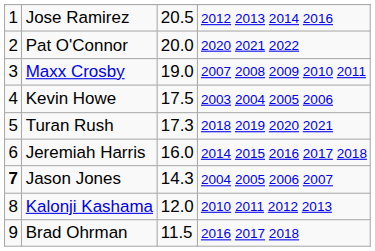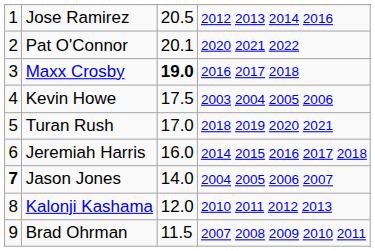(177, 44) 20.0 -> (177, 44) 20.1
(177, 71) normal -> (177, 71) bold
(283, 72) 2007 2008 2009 2010 2011 -> (250, 72) 2016 2017 2018
(177, 125) 17.3 -> (177, 125) 17.0
(177, 179) 14.3 -> (177, 179) 14.0
(250, 233) 2016 2017 2018 -> (283, 233) 2007 2008 2009 2010 2011
